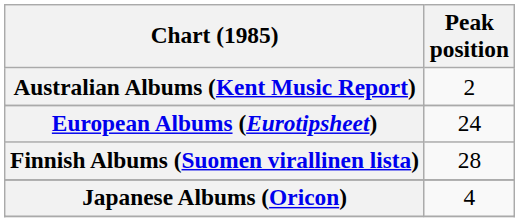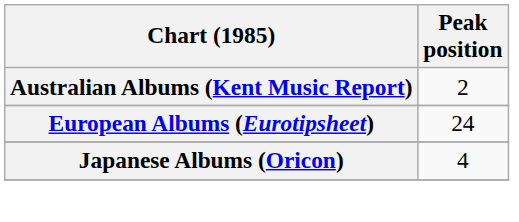- row: (215, 160)
